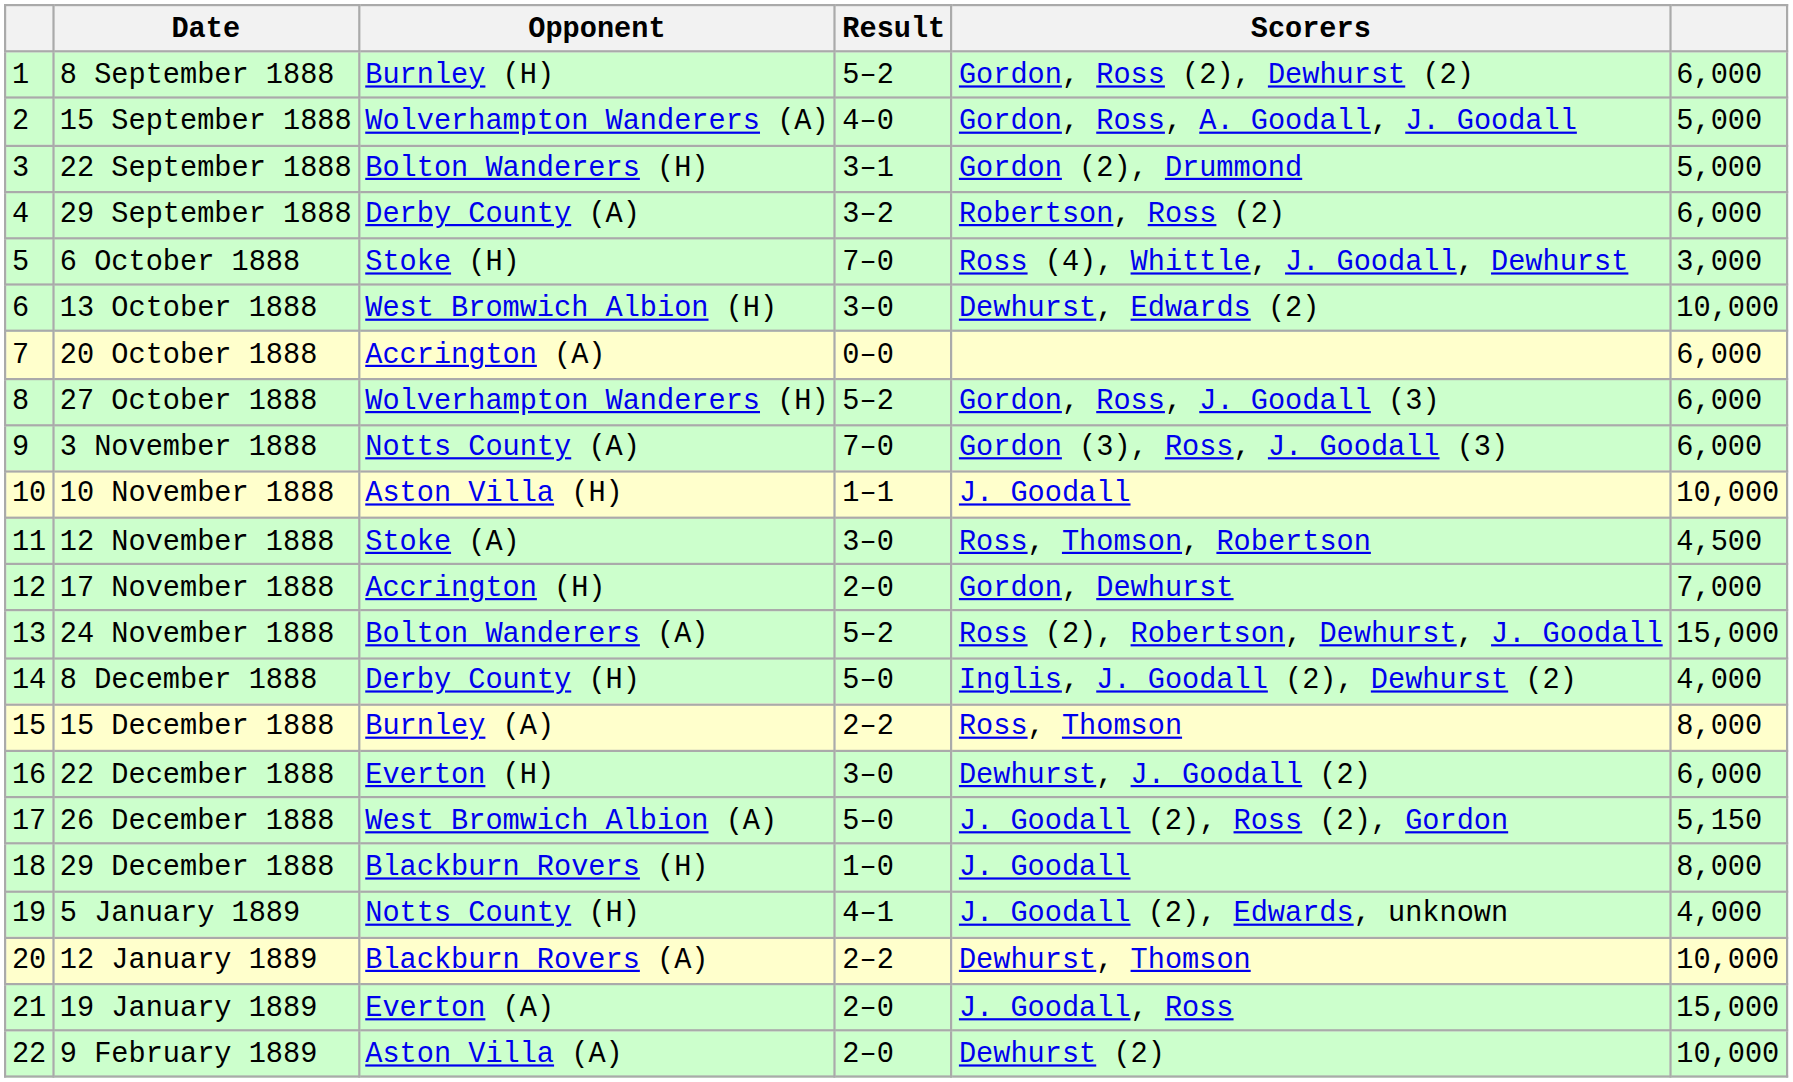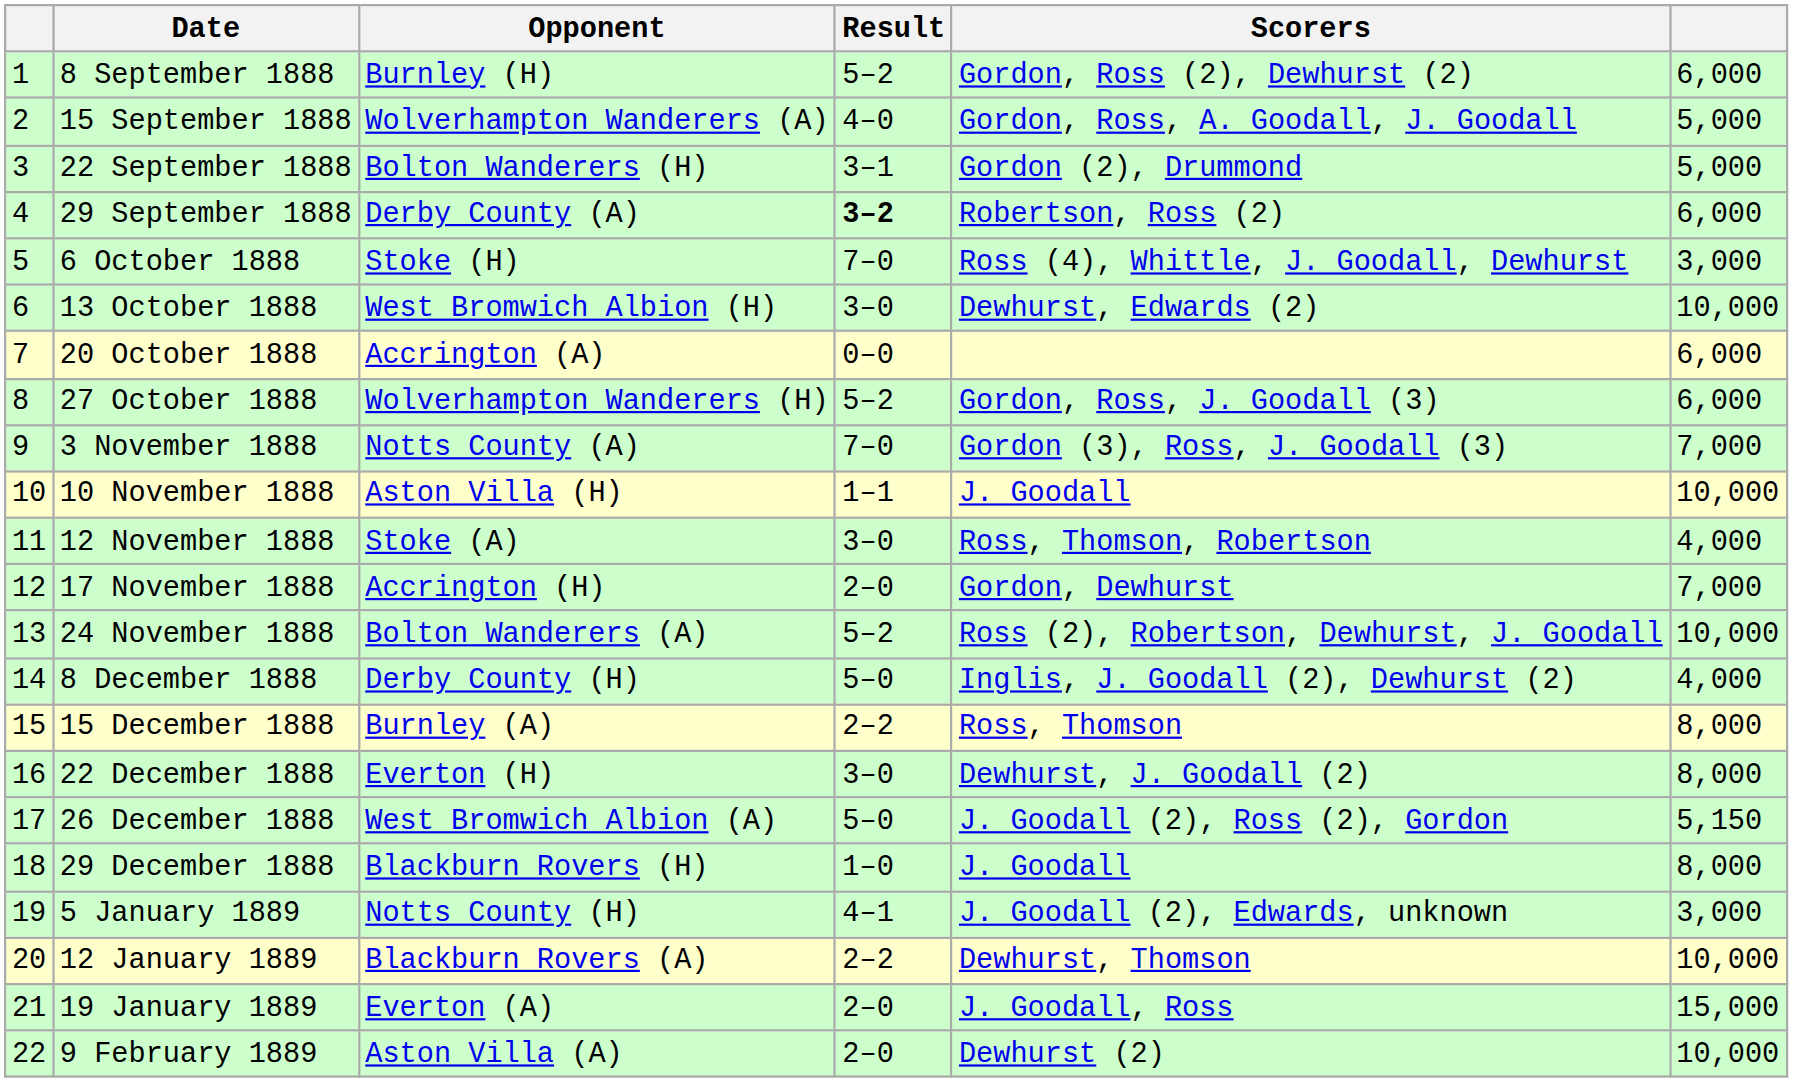(868, 215) normal -> (868, 215) bold
(1719, 448) 6,000 -> (1719, 448) 7,000
(1719, 541) 4,500 -> (1719, 541) 4,000
(1728, 634) 15,000 -> (1728, 634) 10,000
(1719, 774) 6,000 -> (1719, 774) 8,000
(1719, 914) 4,000 -> (1719, 914) 3,000
